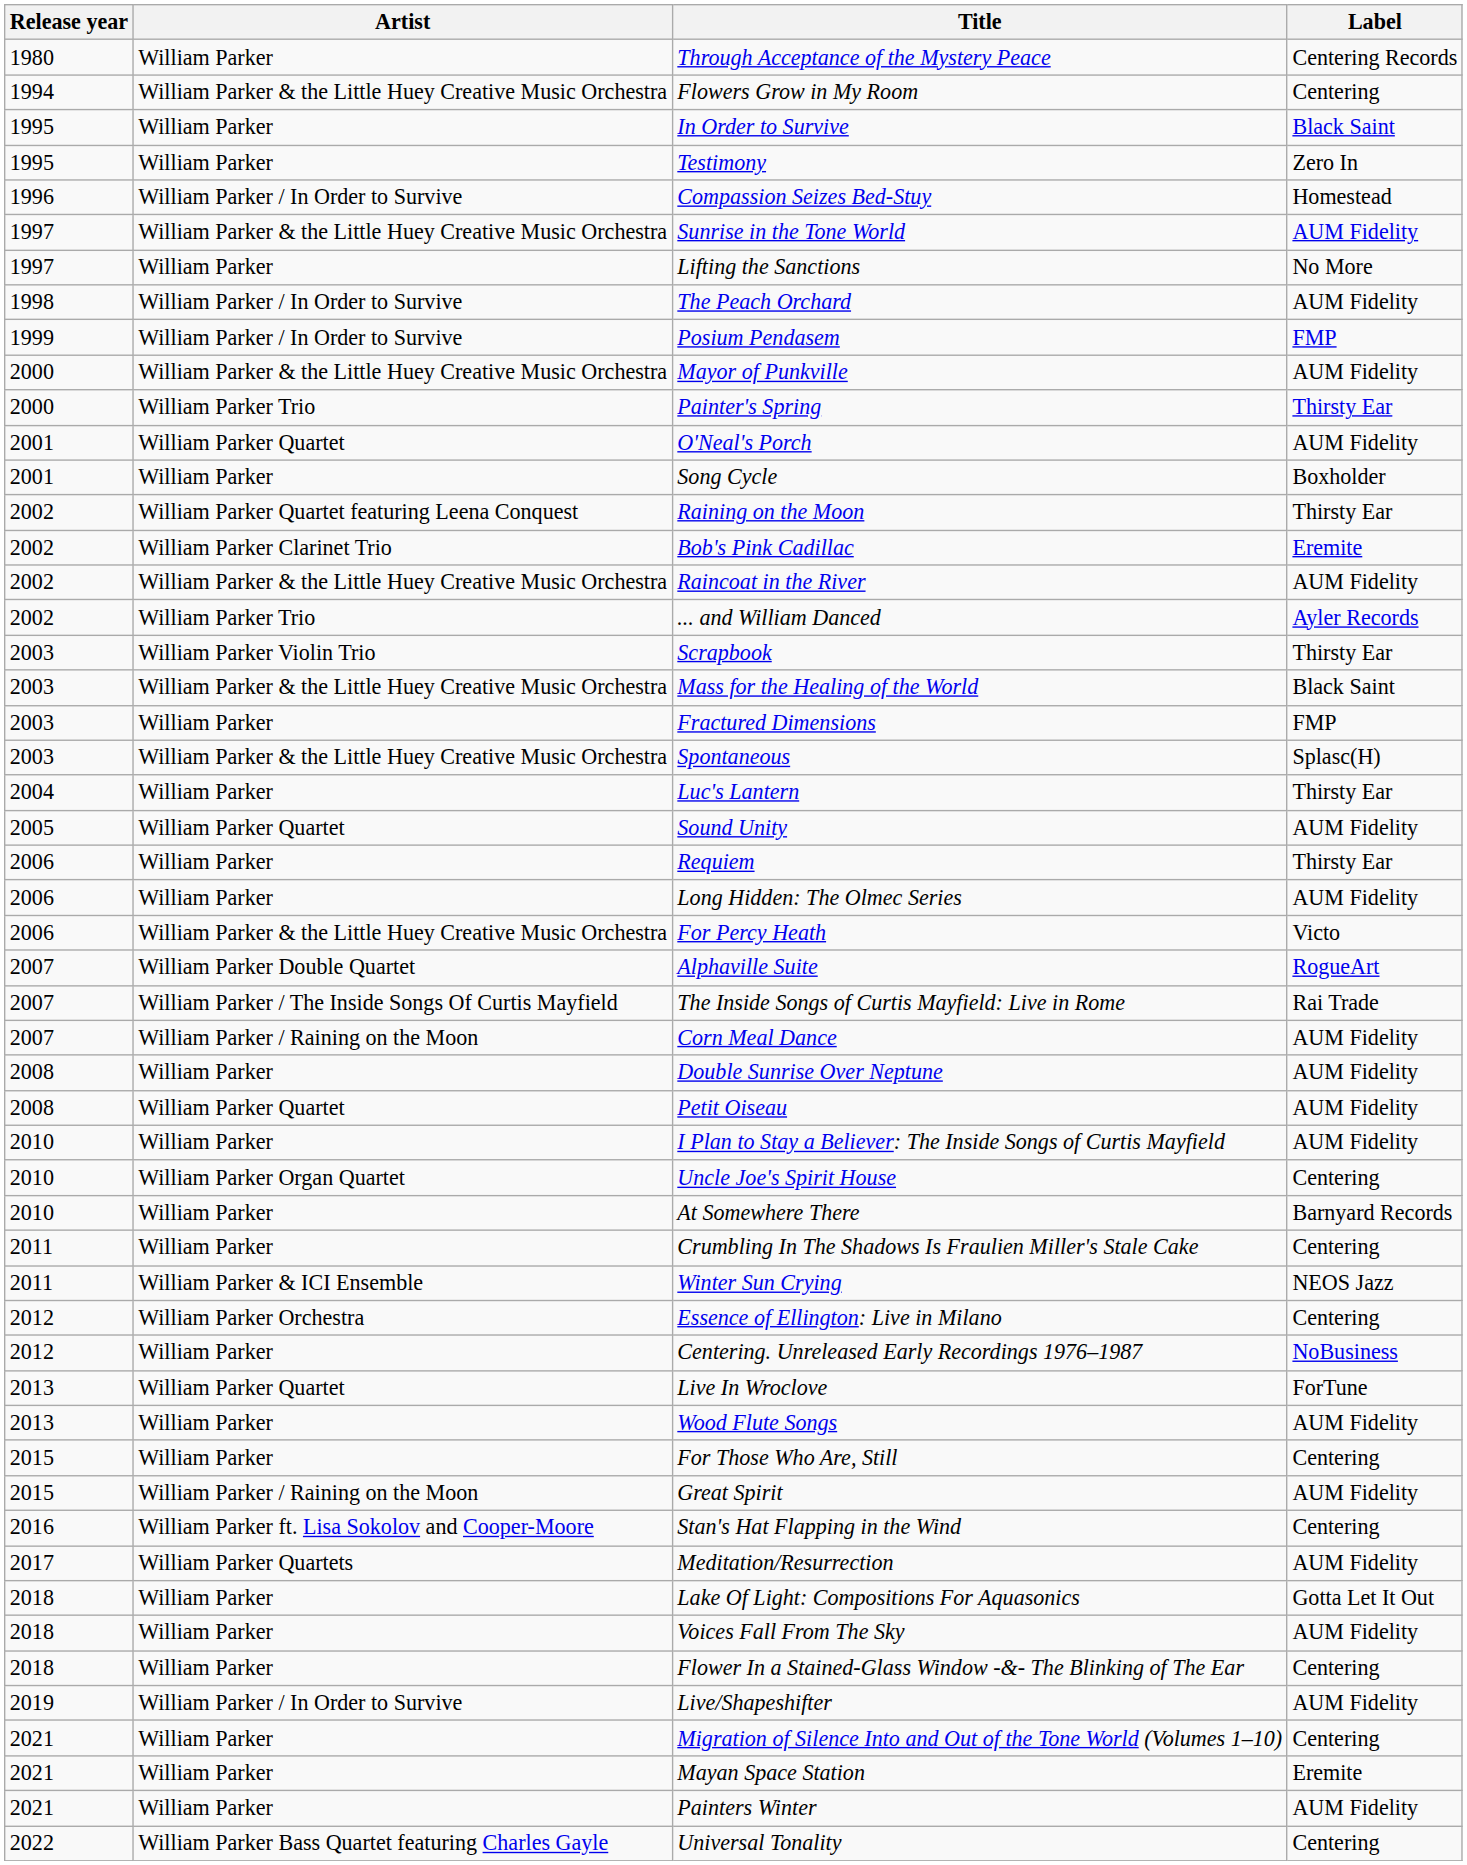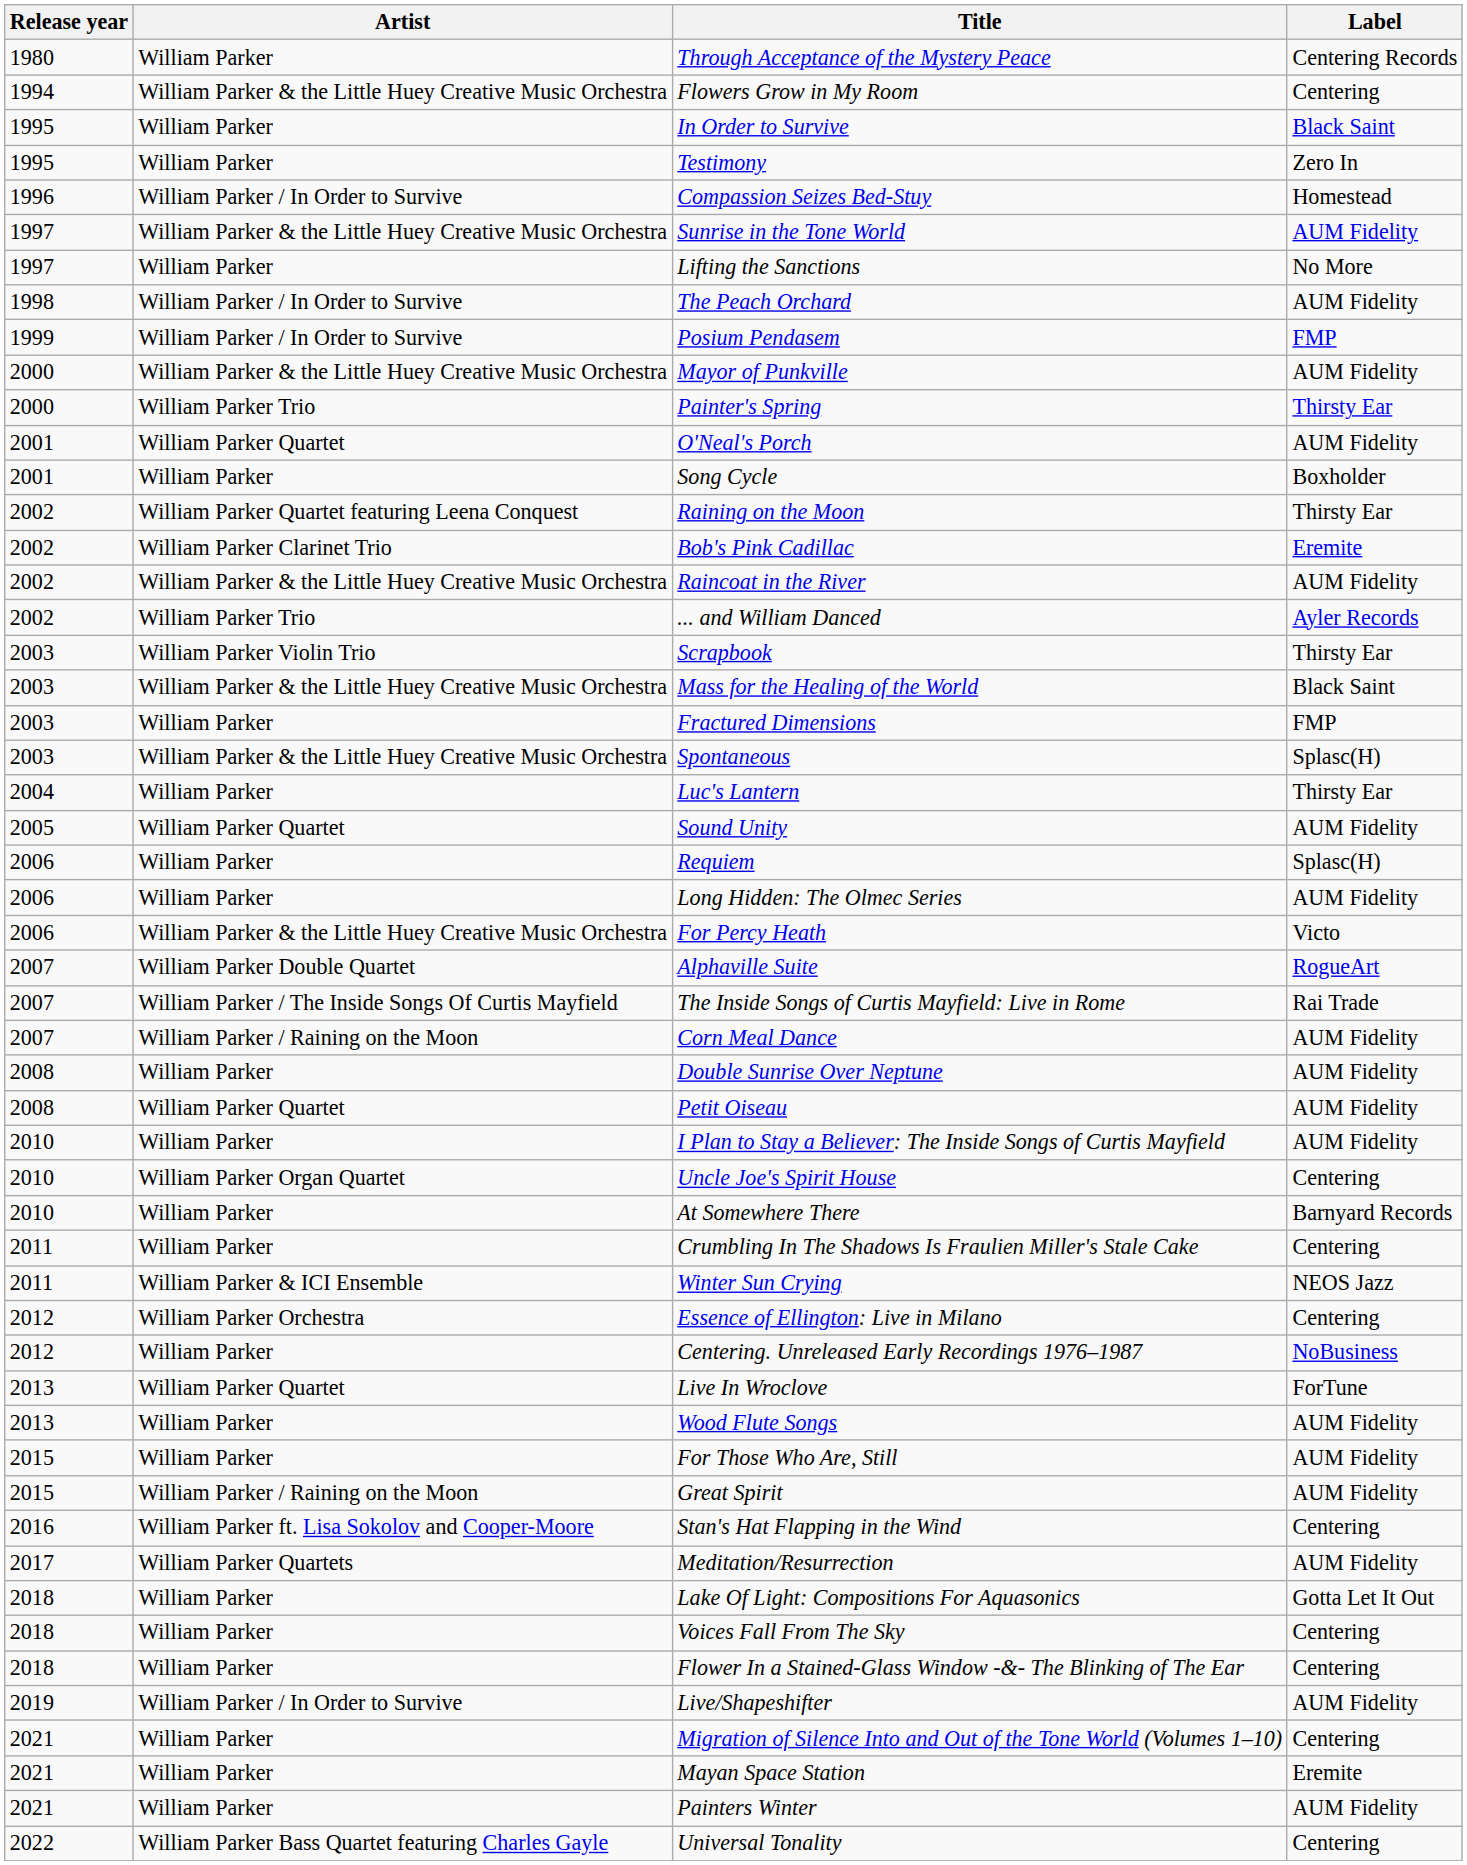(1342, 862) Thirsty Ear -> (1337, 862) Splasc(H)
(1336, 1457) Centering -> (1355, 1457) AUM Fidelity
(1355, 1632) AUM Fidelity -> (1336, 1632) Centering
